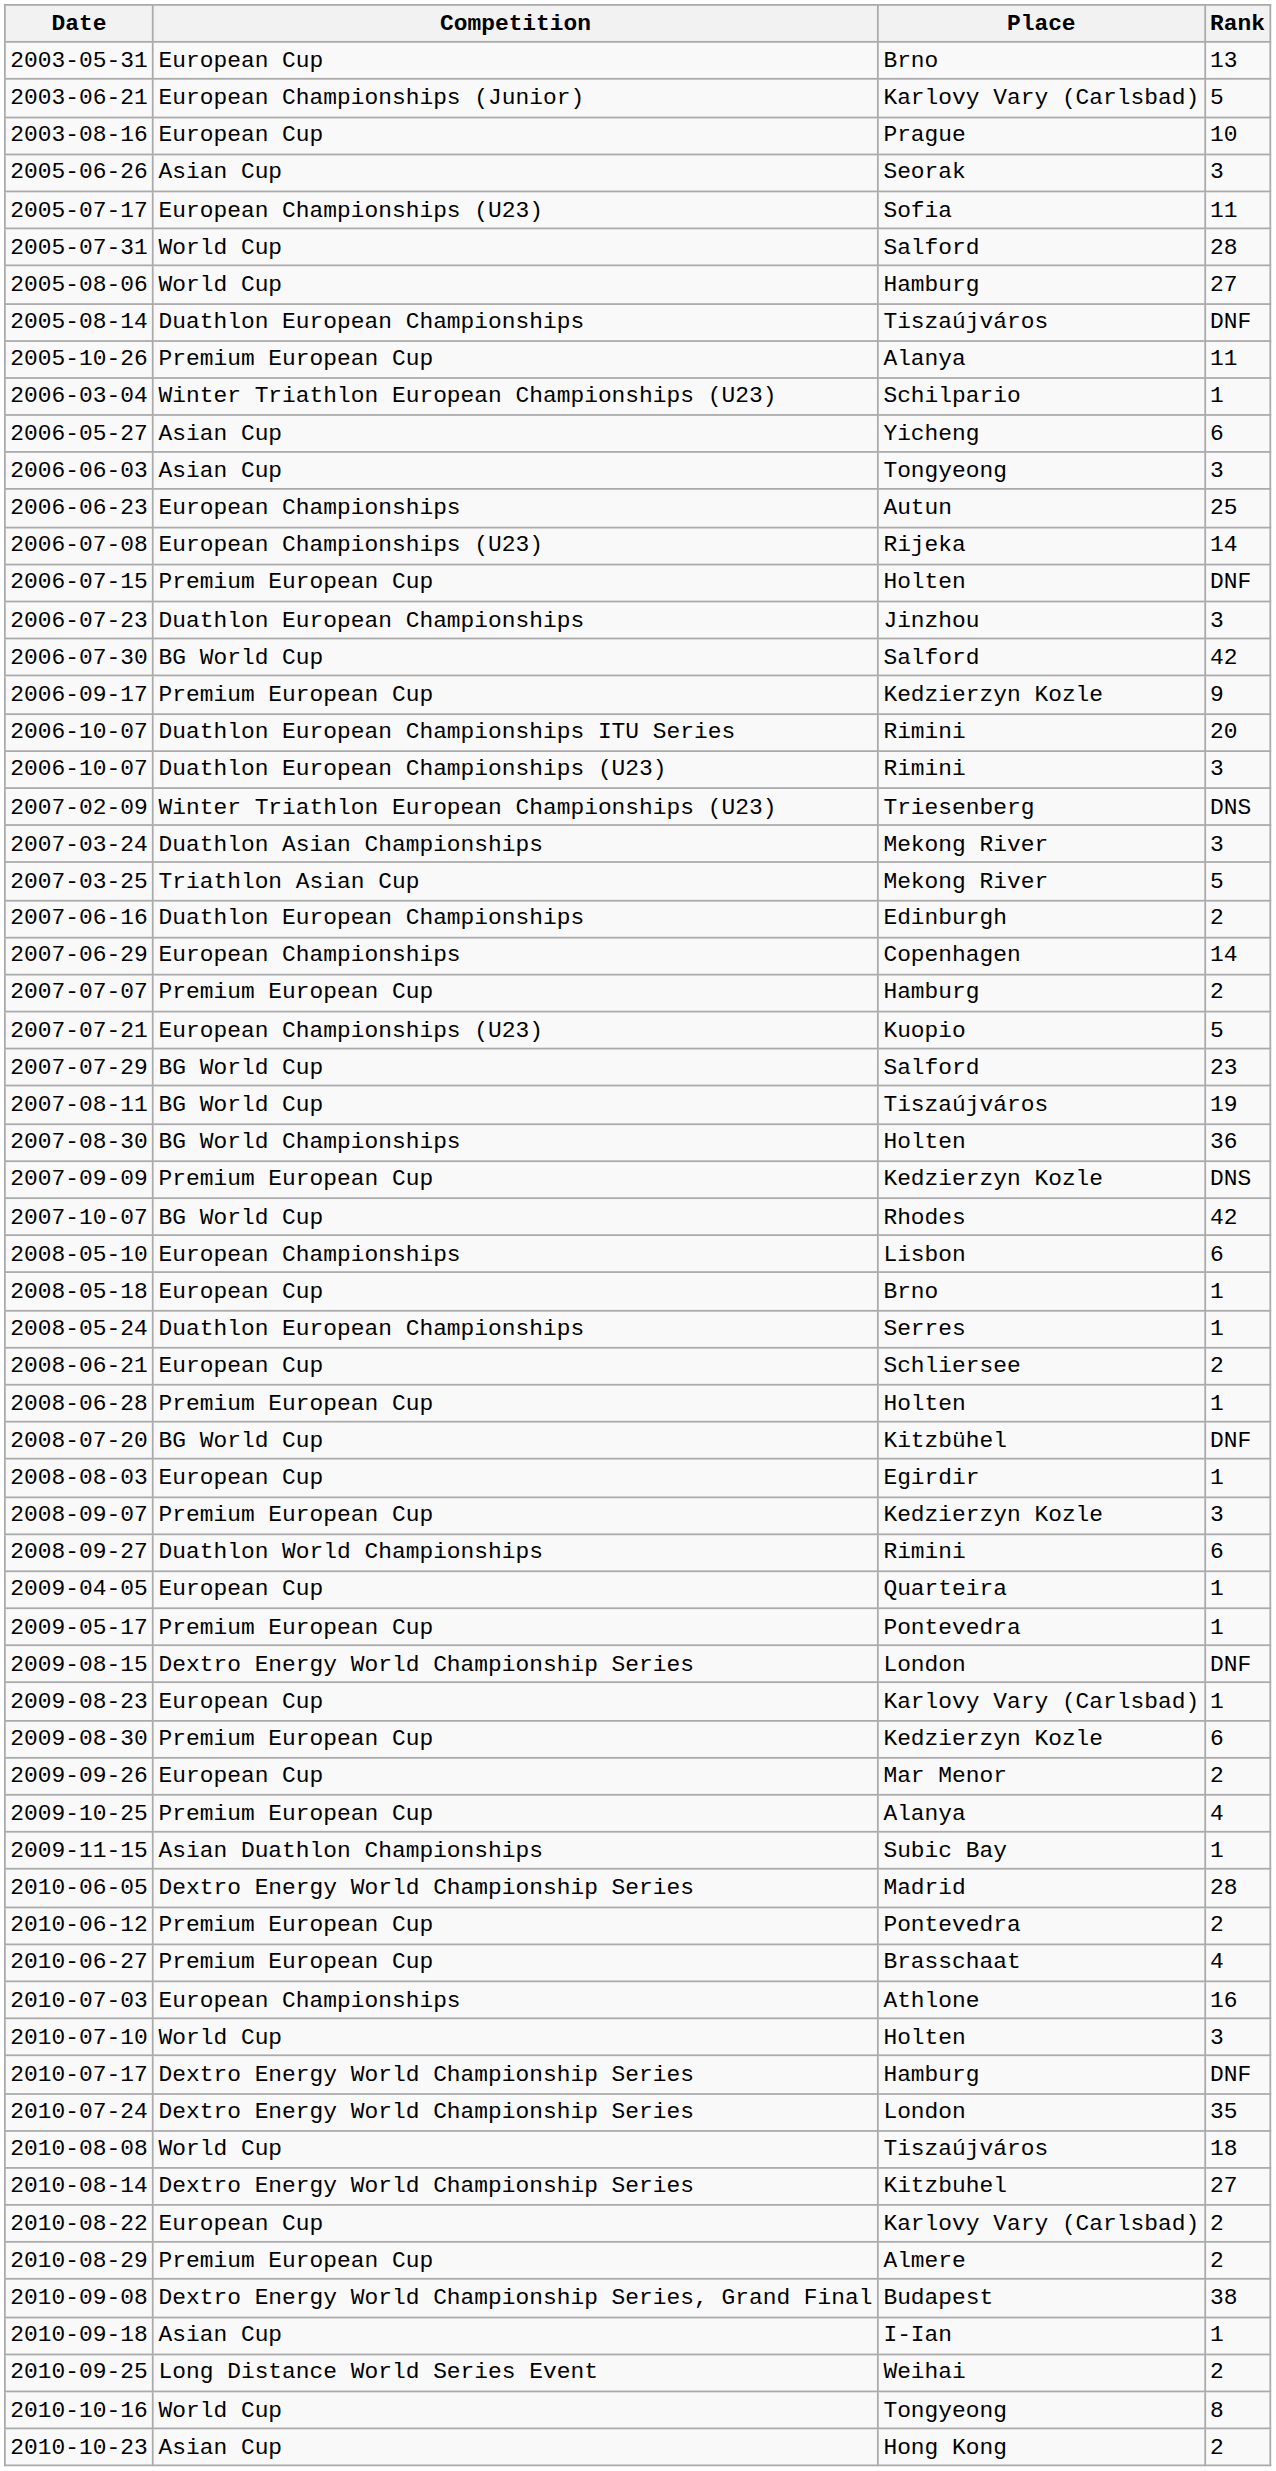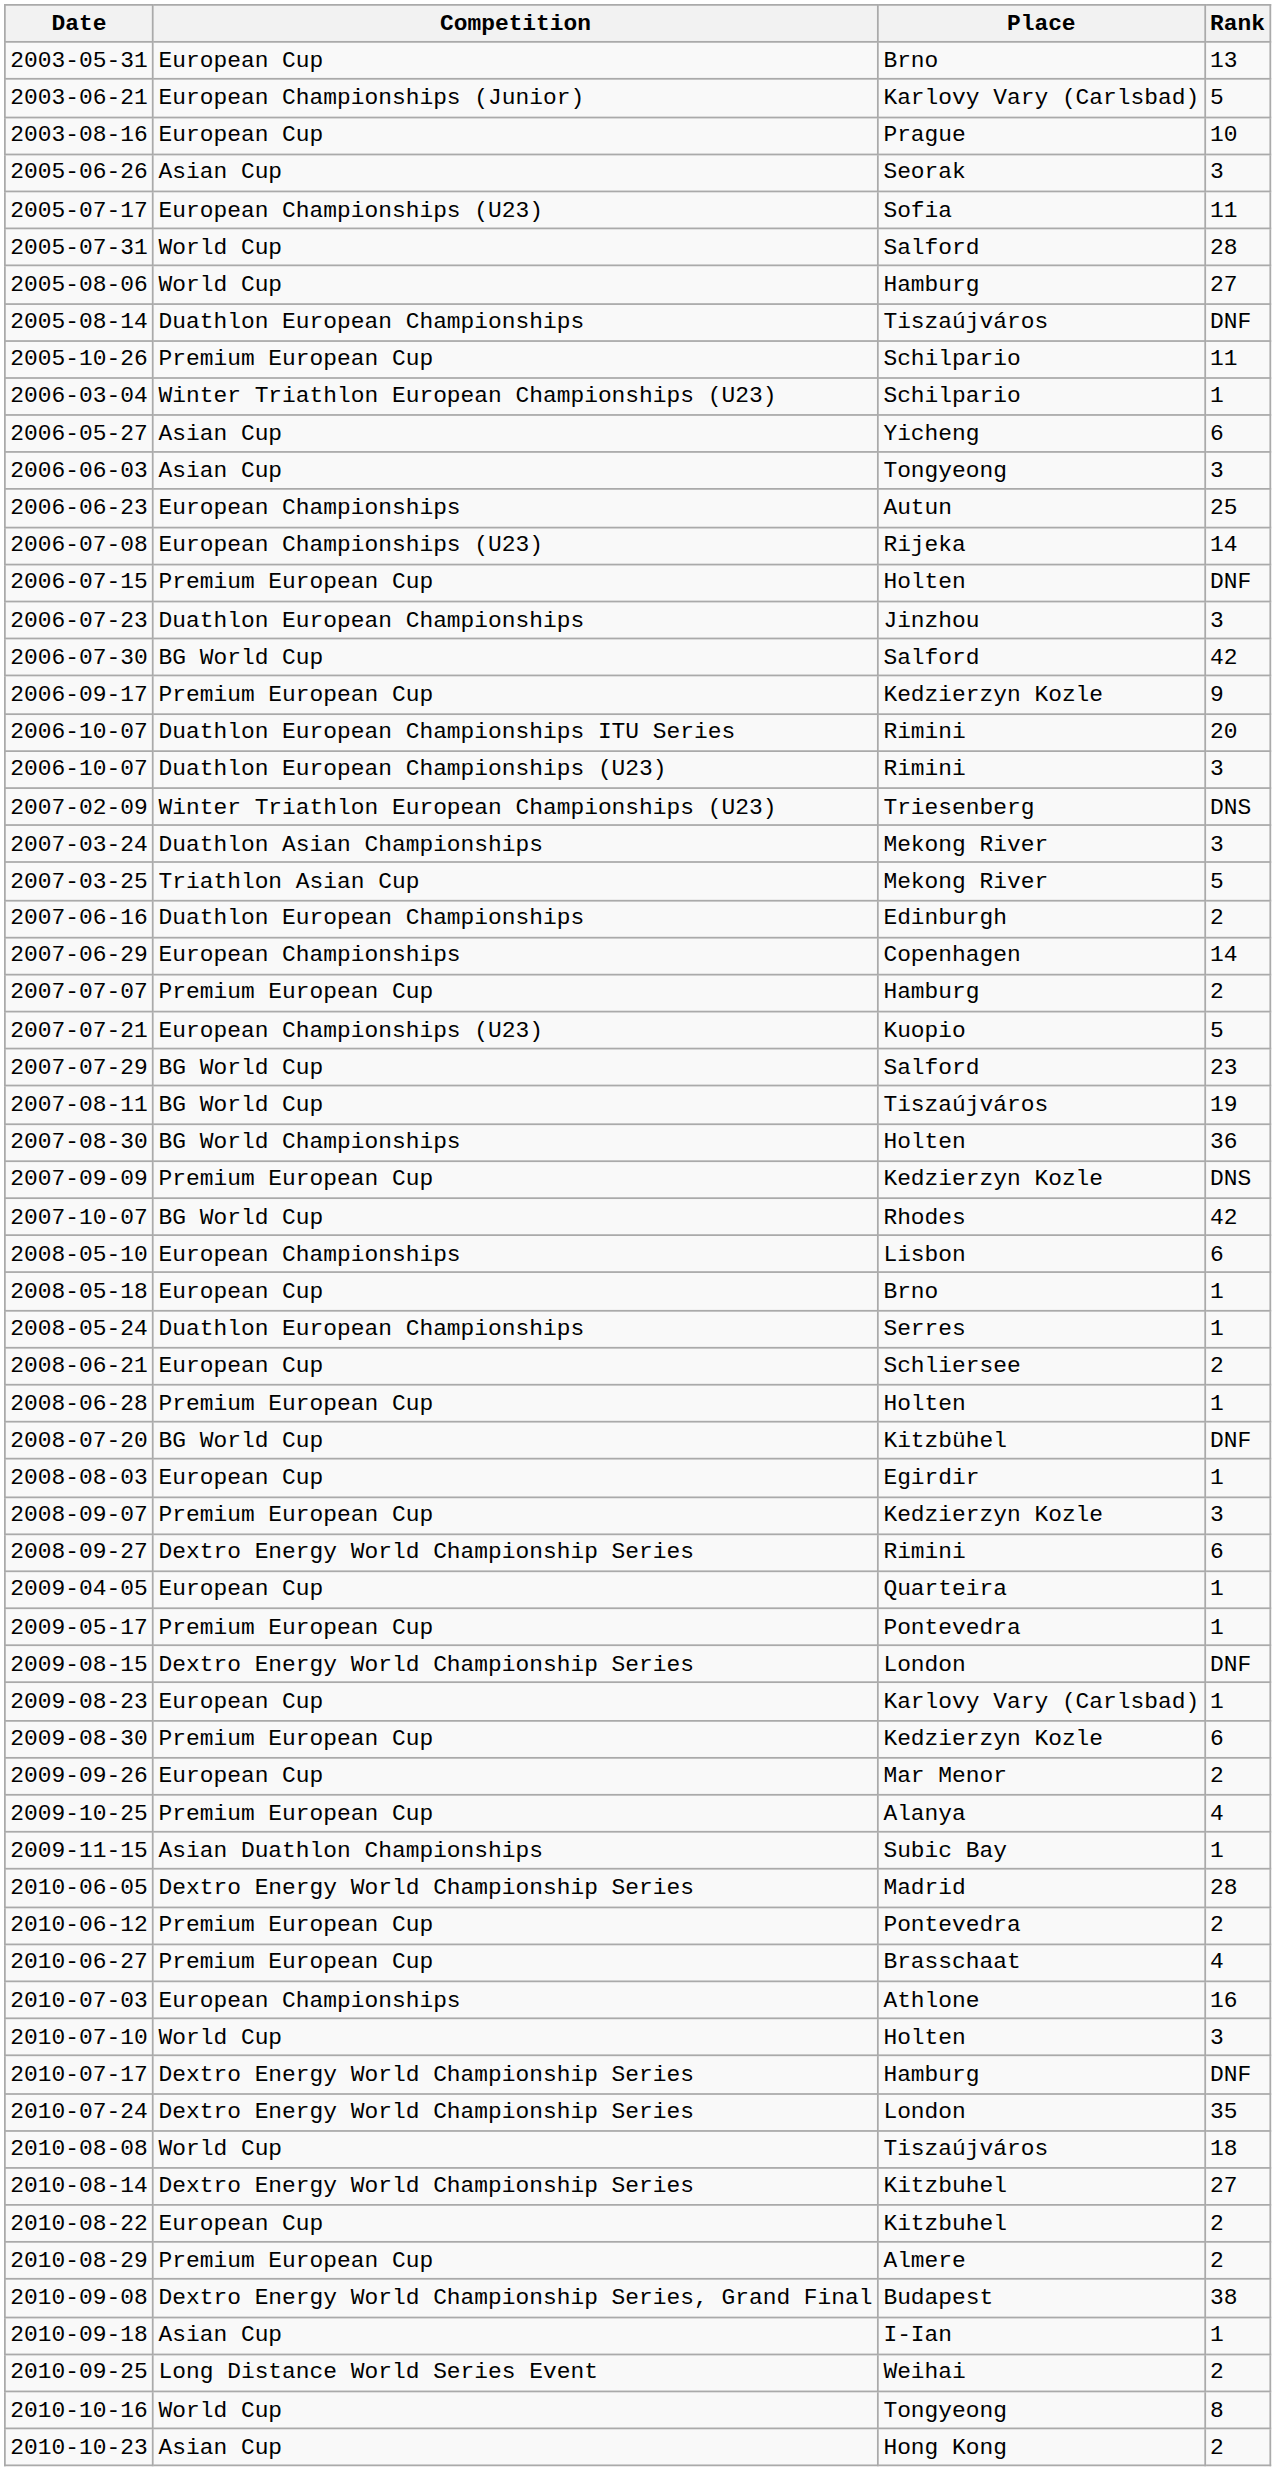(925, 359) Alanya -> (952, 359) Schilpario
(351, 1552) Duathlon World Championships -> (426, 1552) Dextro Energy World Championship Series
(1041, 2224) Karlovy Vary (Carlsbad) -> (945, 2224) Kitzbuhel
